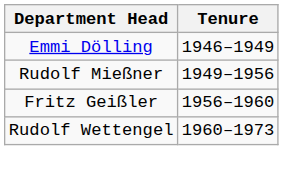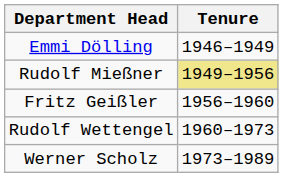(228, 75) no background -> (228, 75) khaki background
+ row: (91, 158)
